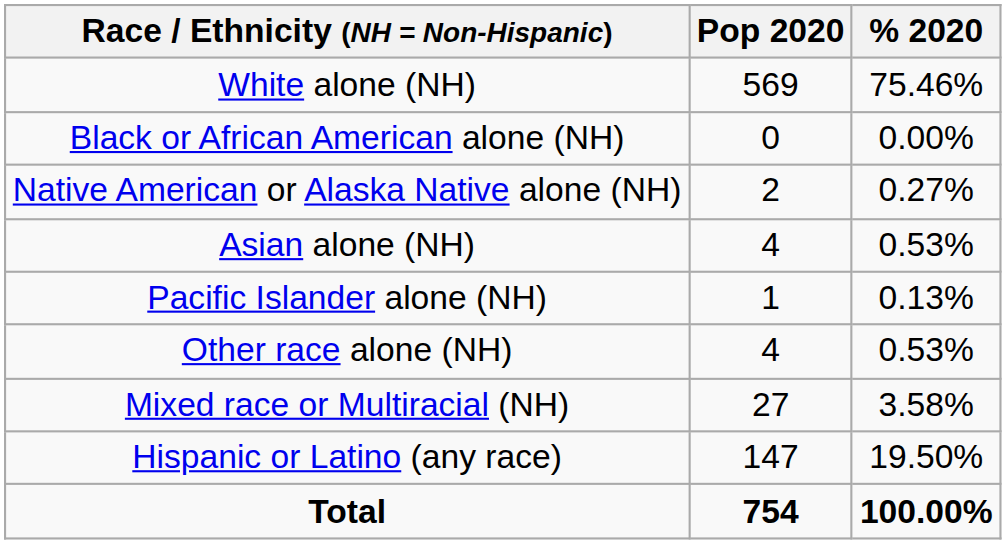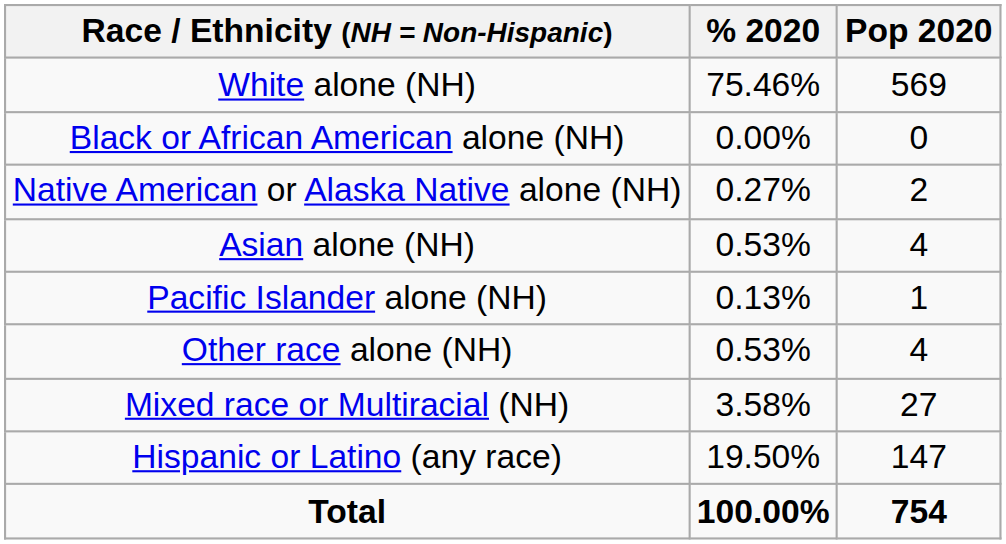columns swapped: (771, 31) <-> (926, 31)
